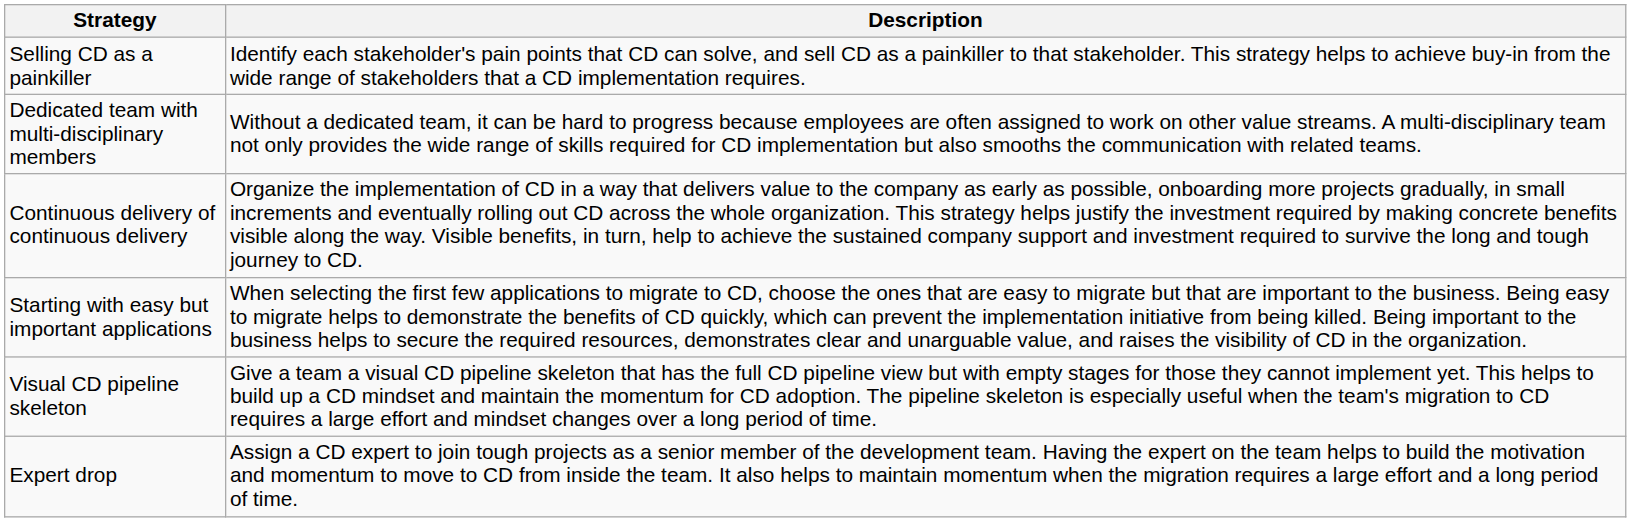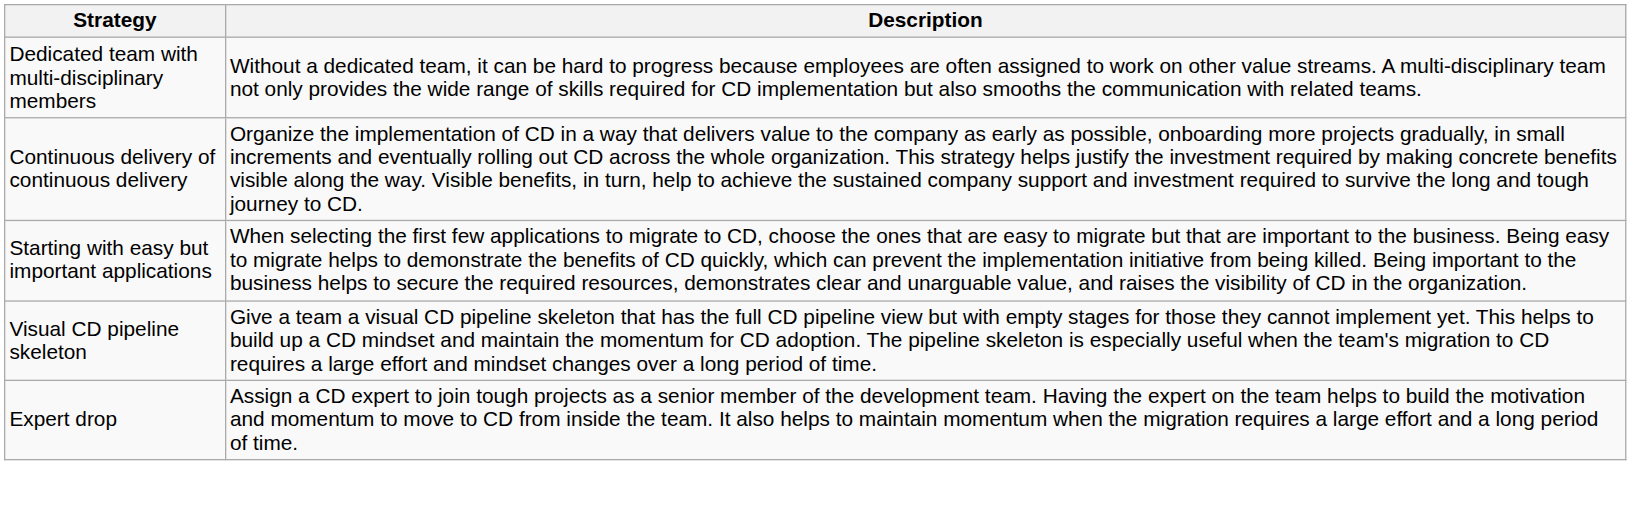- row: (81, 65)
